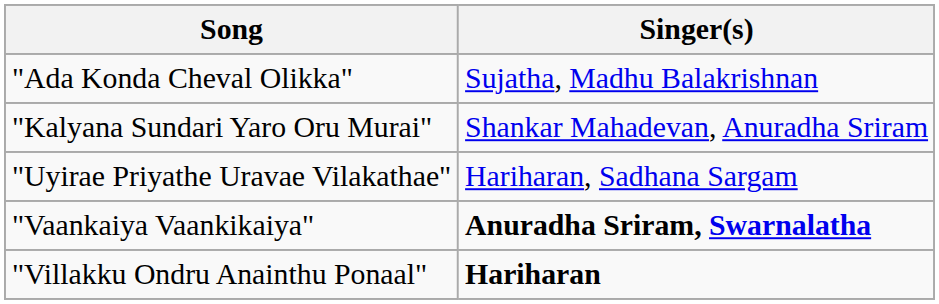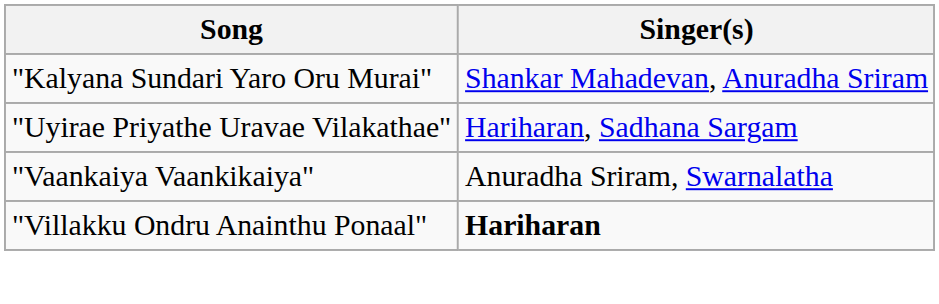- row: (182, 78)
(668, 225) bold -> (649, 176) normal
